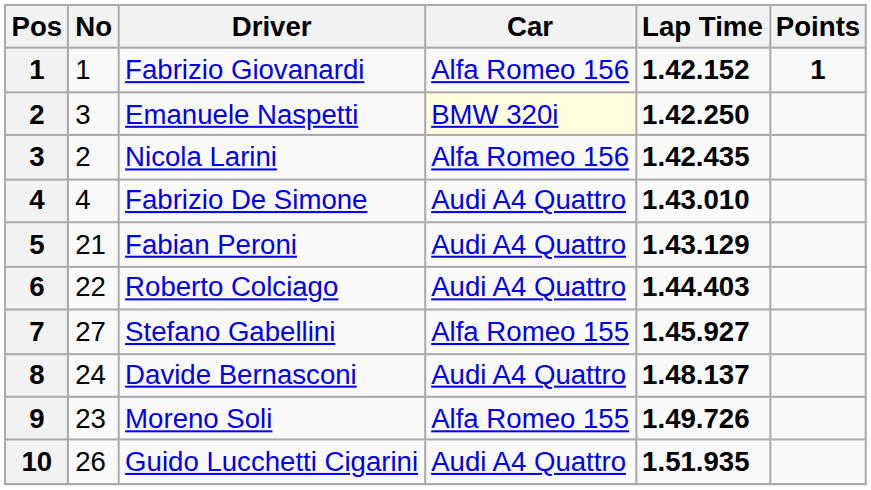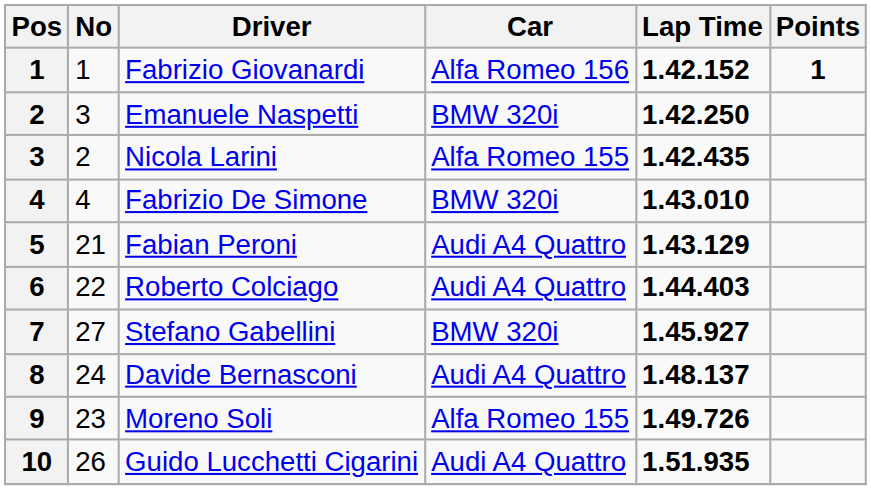(495, 113) lightyellow background -> (495, 113) no background
(530, 157) Alfa Romeo 156 -> (530, 157) Alfa Romeo 155
(529, 200) Audi A4 Quattro -> (495, 200) BMW 320i
(530, 331) Alfa Romeo 155 -> (495, 331) BMW 320i
